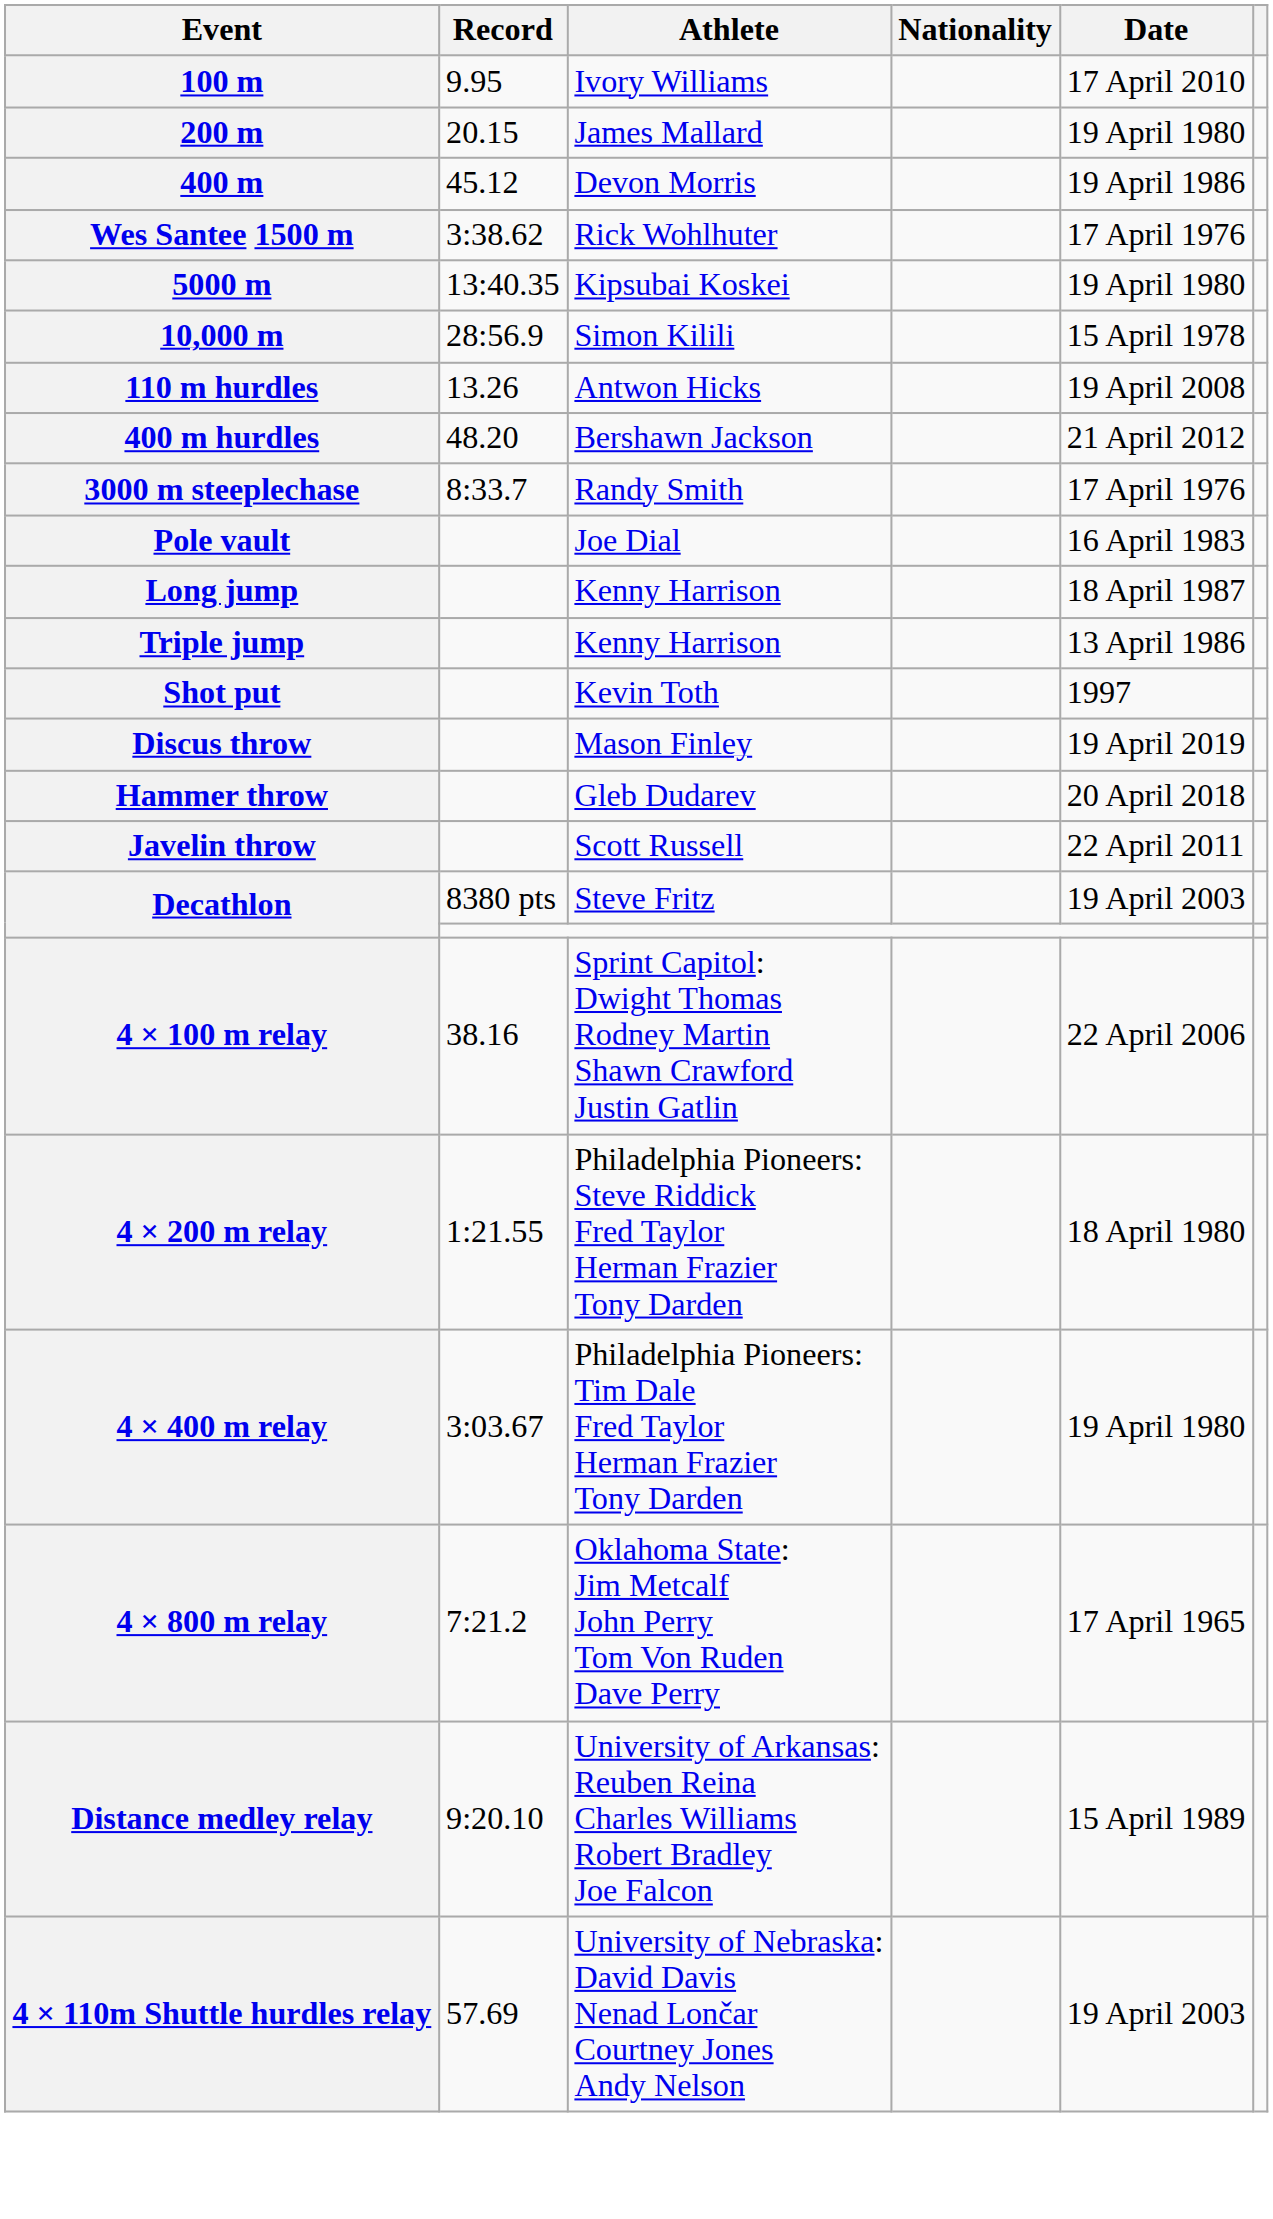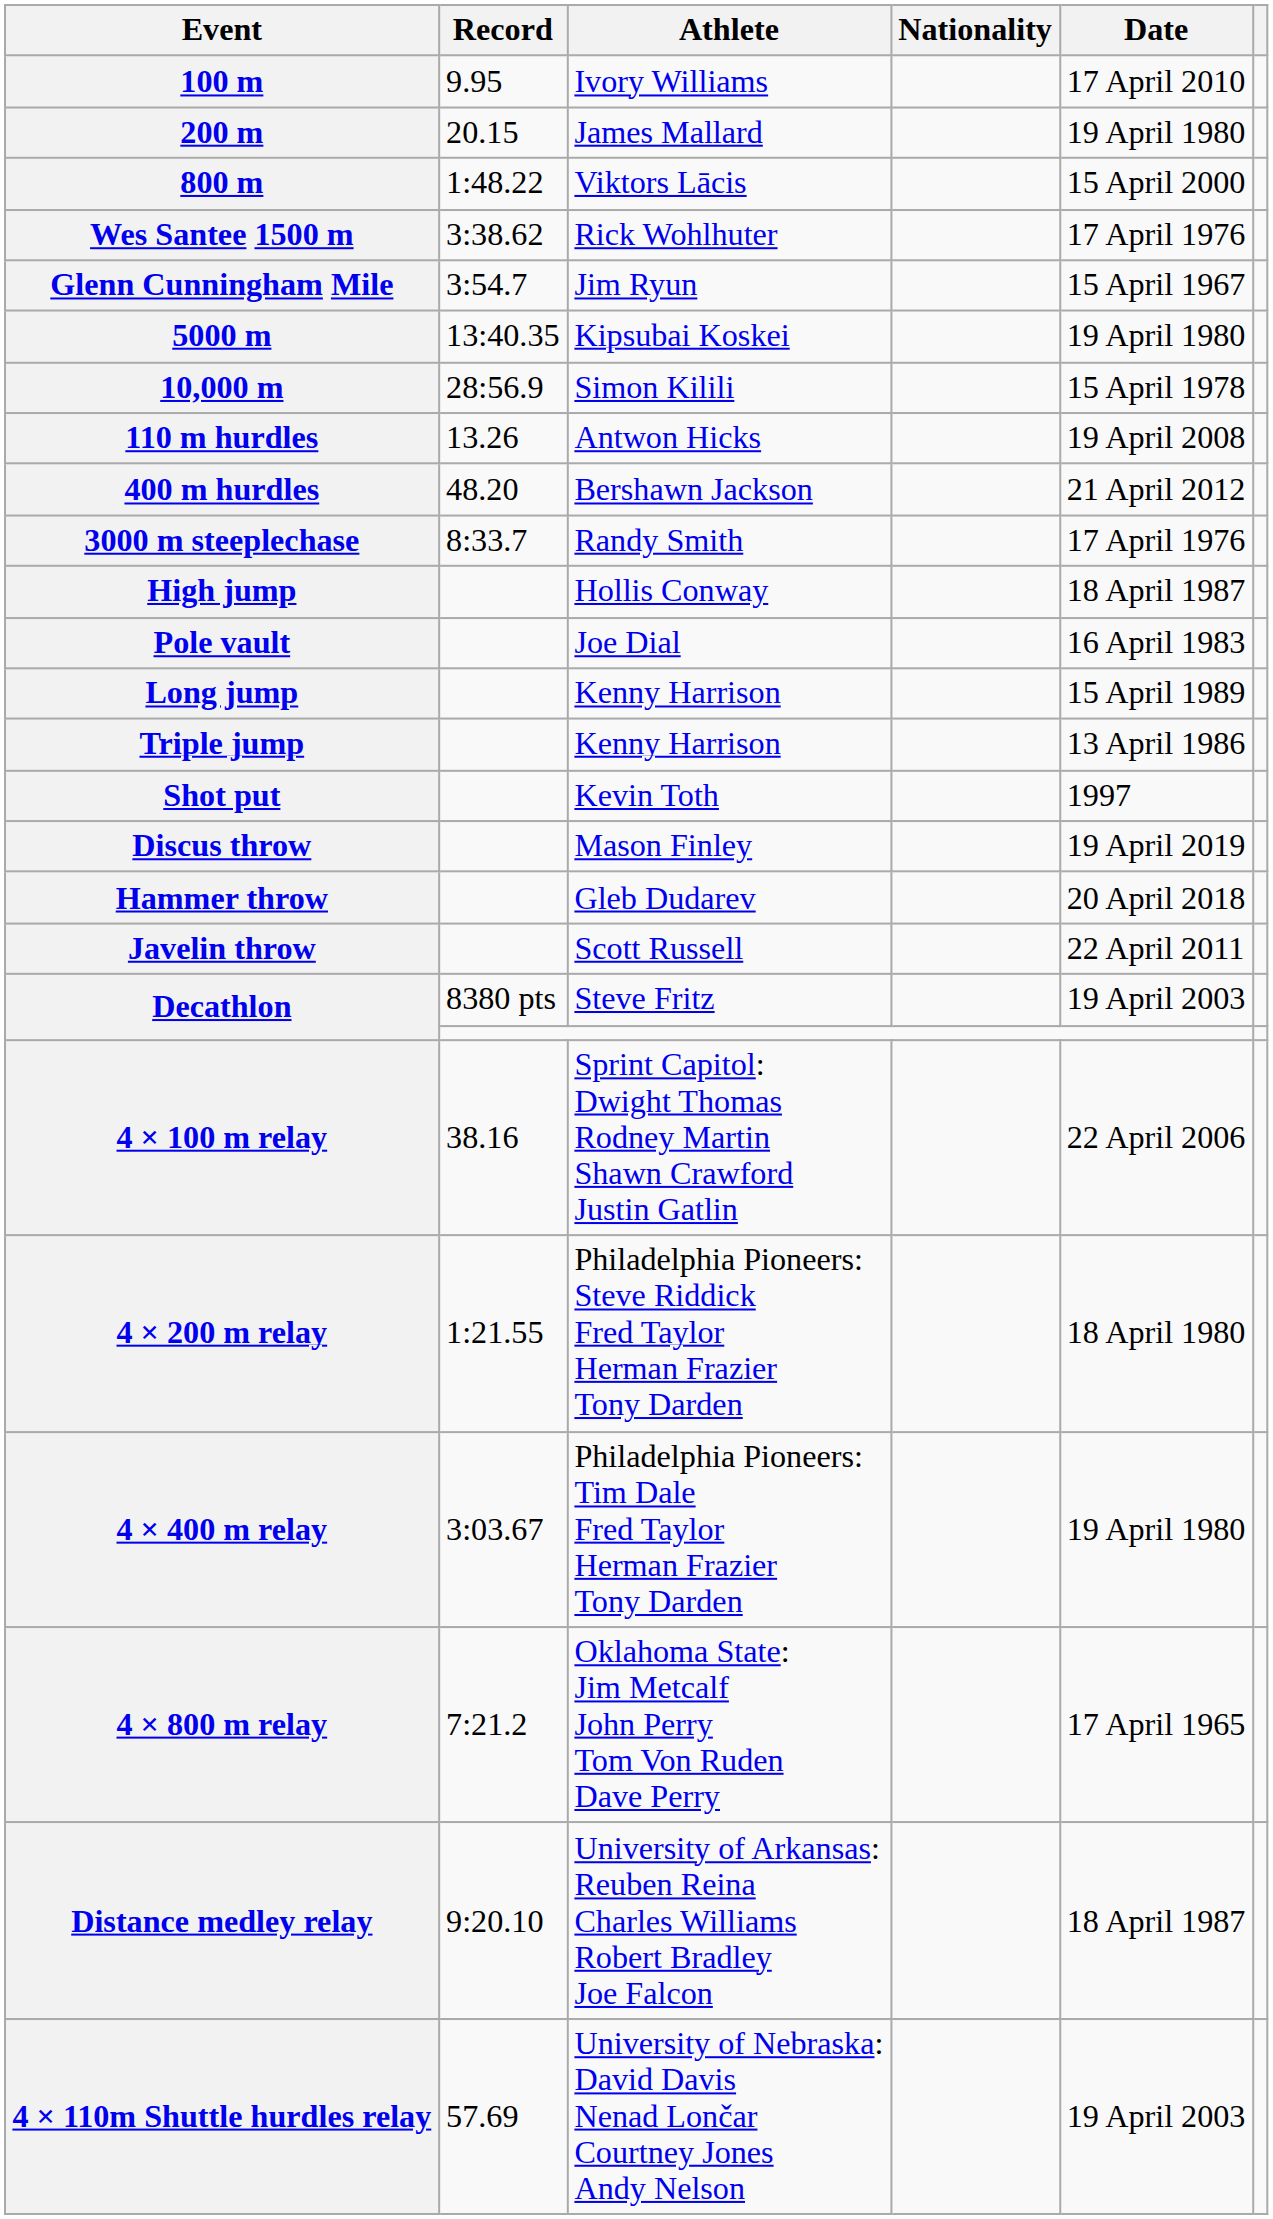- row: (222, 183)
+ row: (222, 183)
+ row: (222, 285)
+ row: (222, 591)
(1156, 591) 18 April 1987 -> (1156, 693) 15 April 1989
(1156, 1818) 15 April 1989 -> (1156, 1920) 18 April 1987
